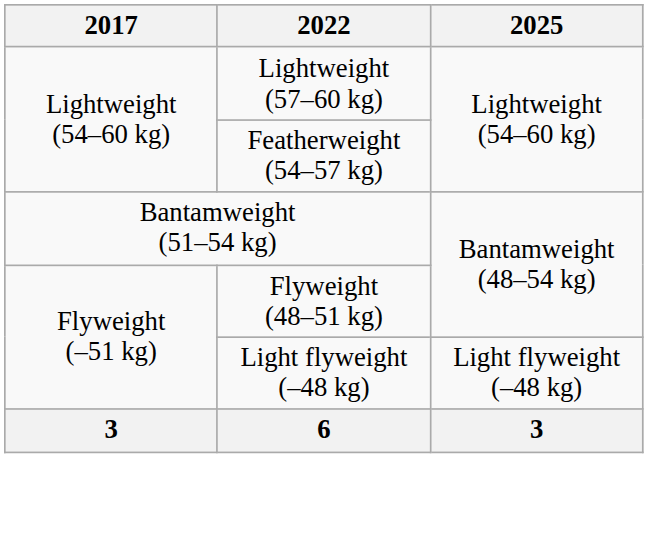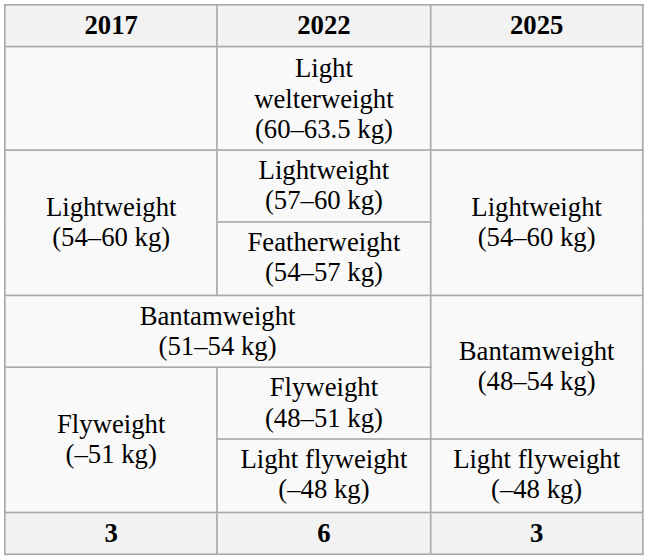+ row: (324, 98)
